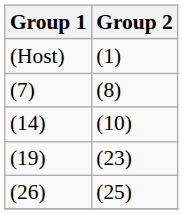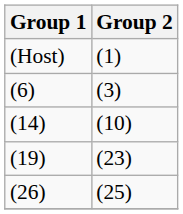+ row: (22, 89)
- row: (22, 89)
